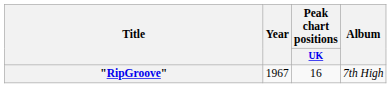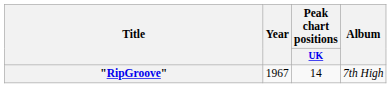(316, 73) 16 -> (316, 73) 14
